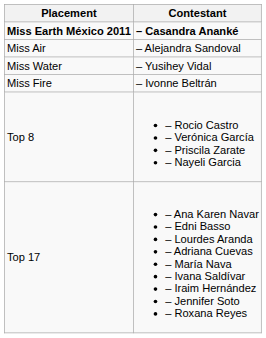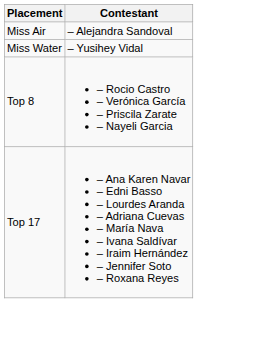- row: (69, 31)
- row: (29, 84)
